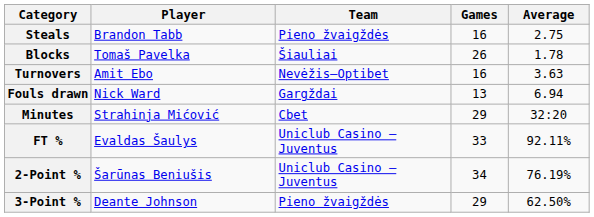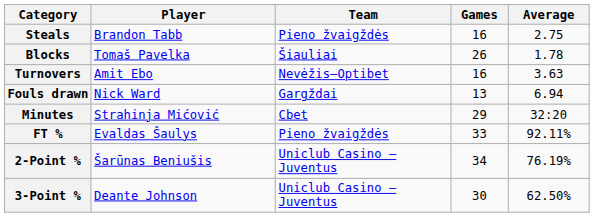(337, 141) Uniclub Casino – Juventus -> (334, 134) Pieno žvaigždės
(334, 202) Pieno žvaigždės -> (337, 195) Uniclub Casino – Juventus
(479, 202) 29 -> (479, 195) 30
